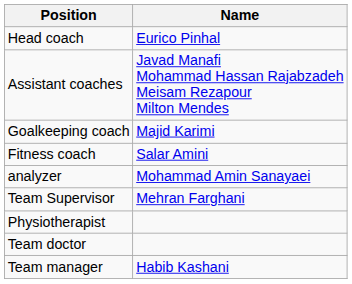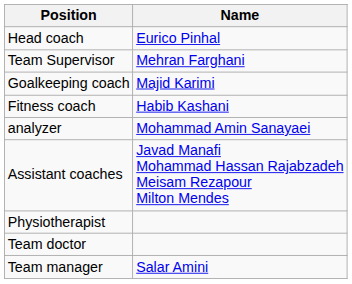rows swapped: (65, 84) <-> (61, 199)
(172, 154) Salar Amini -> (183, 106) Habib Kashani
(183, 267) Habib Kashani -> (172, 267) Salar Amini
